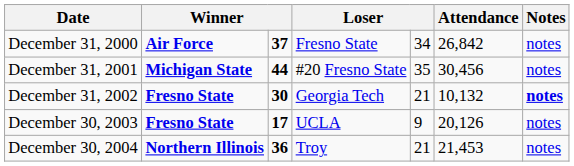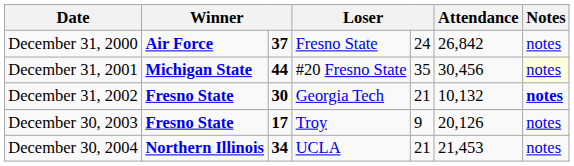(422, 43) 34 -> (422, 43) 24
(544, 69) no background -> (544, 69) lightyellow background
(318, 122) UCLA -> (311, 122) Troy
(280, 148) 36 -> (280, 148) 34
(311, 148) Troy -> (318, 148) UCLA
